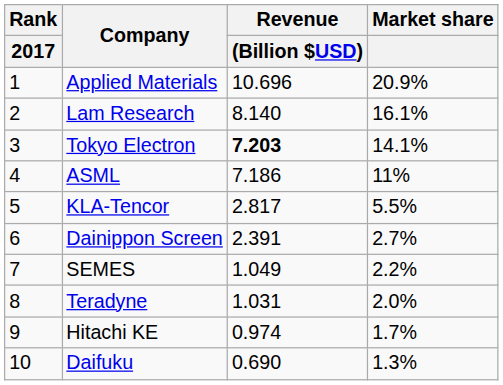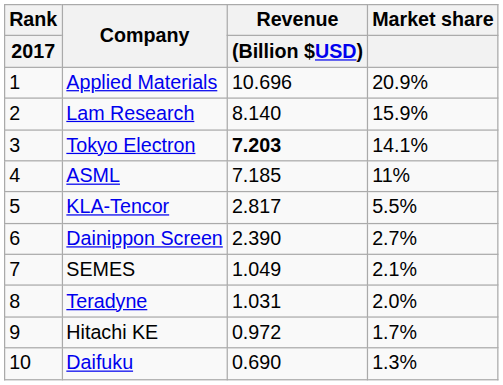(400, 113) 16.1% -> (400, 113) 15.9%
(257, 176) 7.186 -> (257, 176) 7.185
(257, 238) 2.391 -> (257, 238) 2.390
(395, 269) 2.2% -> (395, 269) 2.1%
(257, 332) 0.974 -> (257, 332) 0.972
